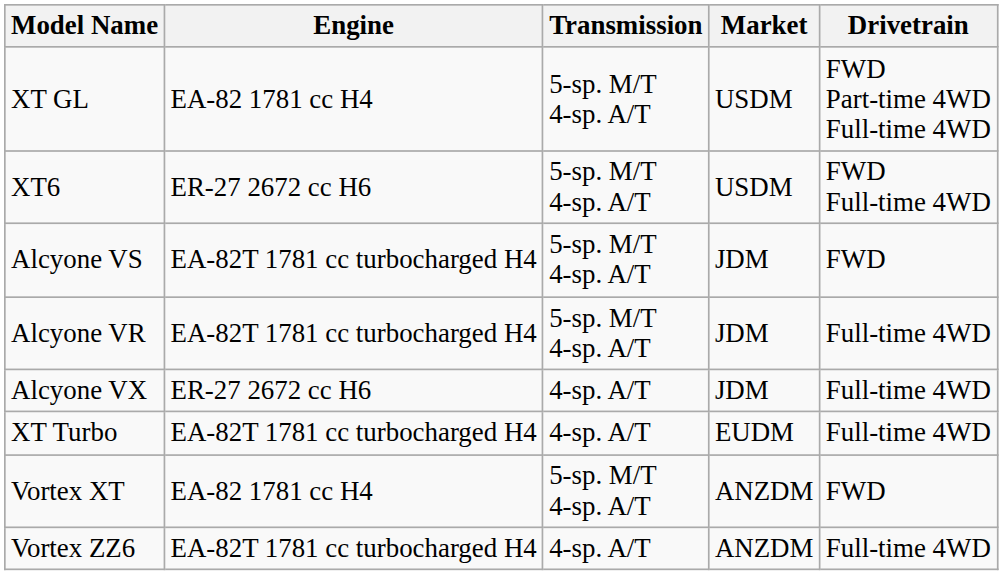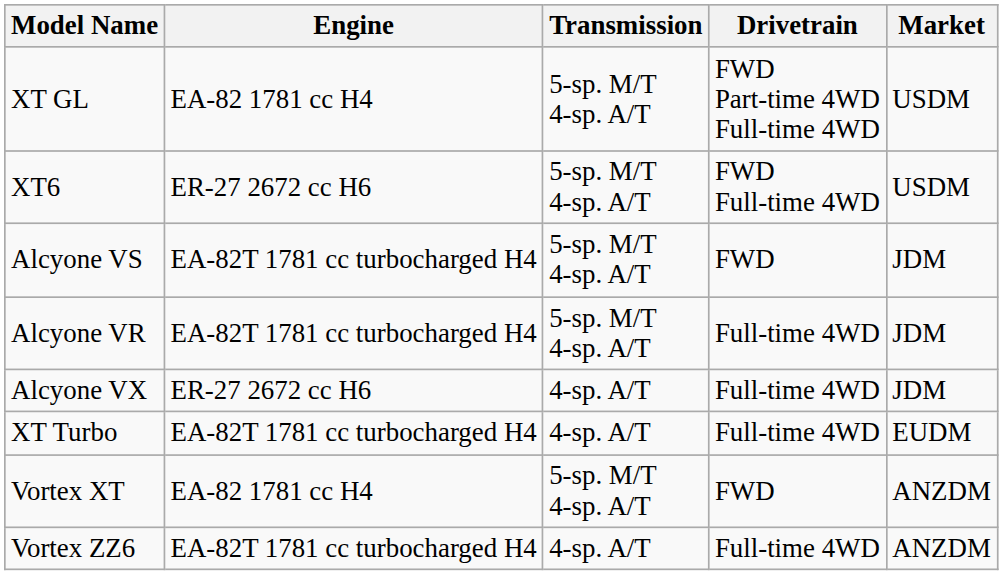columns swapped: (908, 25) <-> (764, 25)
